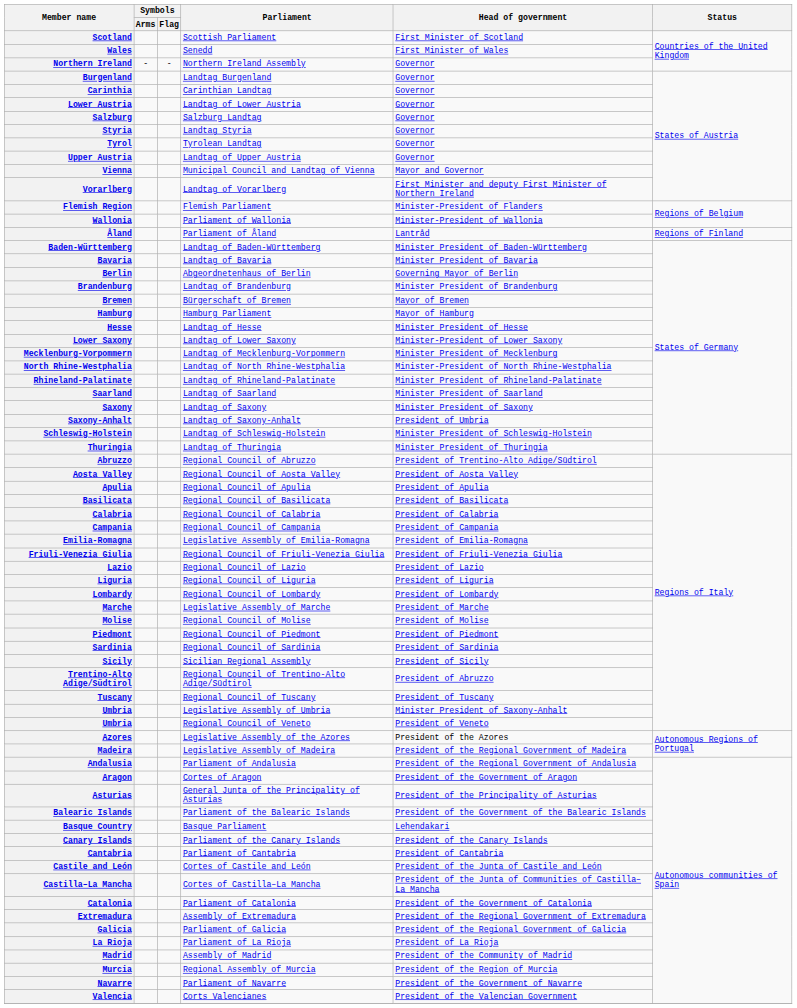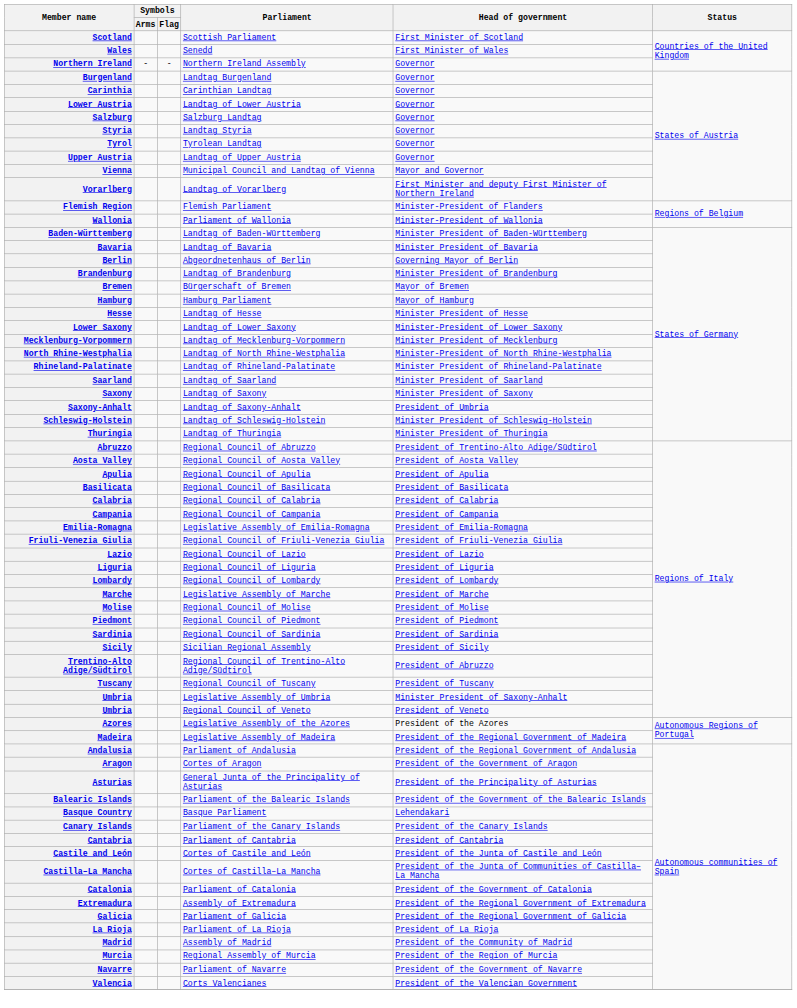- row: (120, 234)
